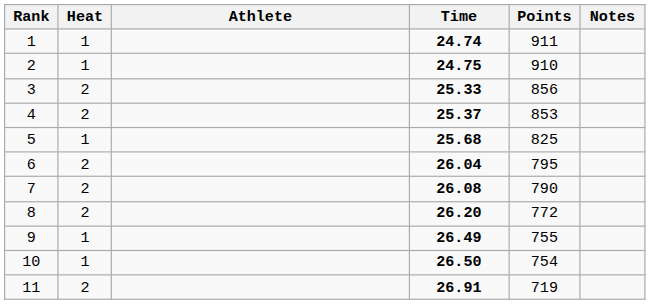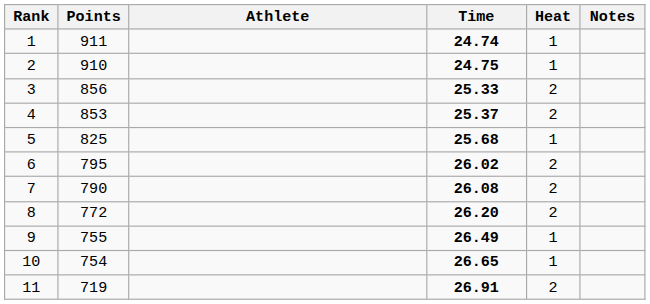columns swapped: (85, 17) <-> (544, 17)
(459, 164) 26.04 -> (476, 164) 26.02
(459, 263) 26.50 -> (476, 263) 26.65
